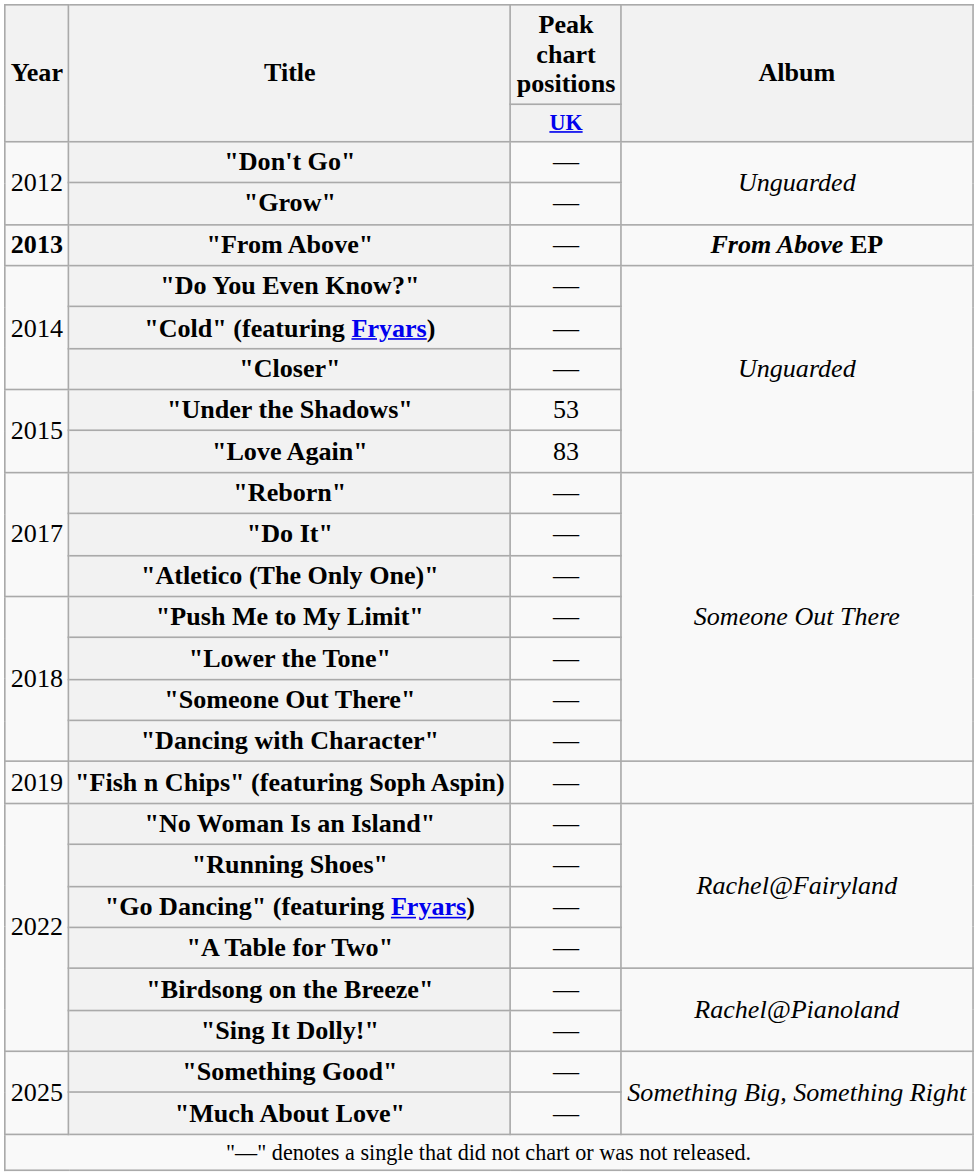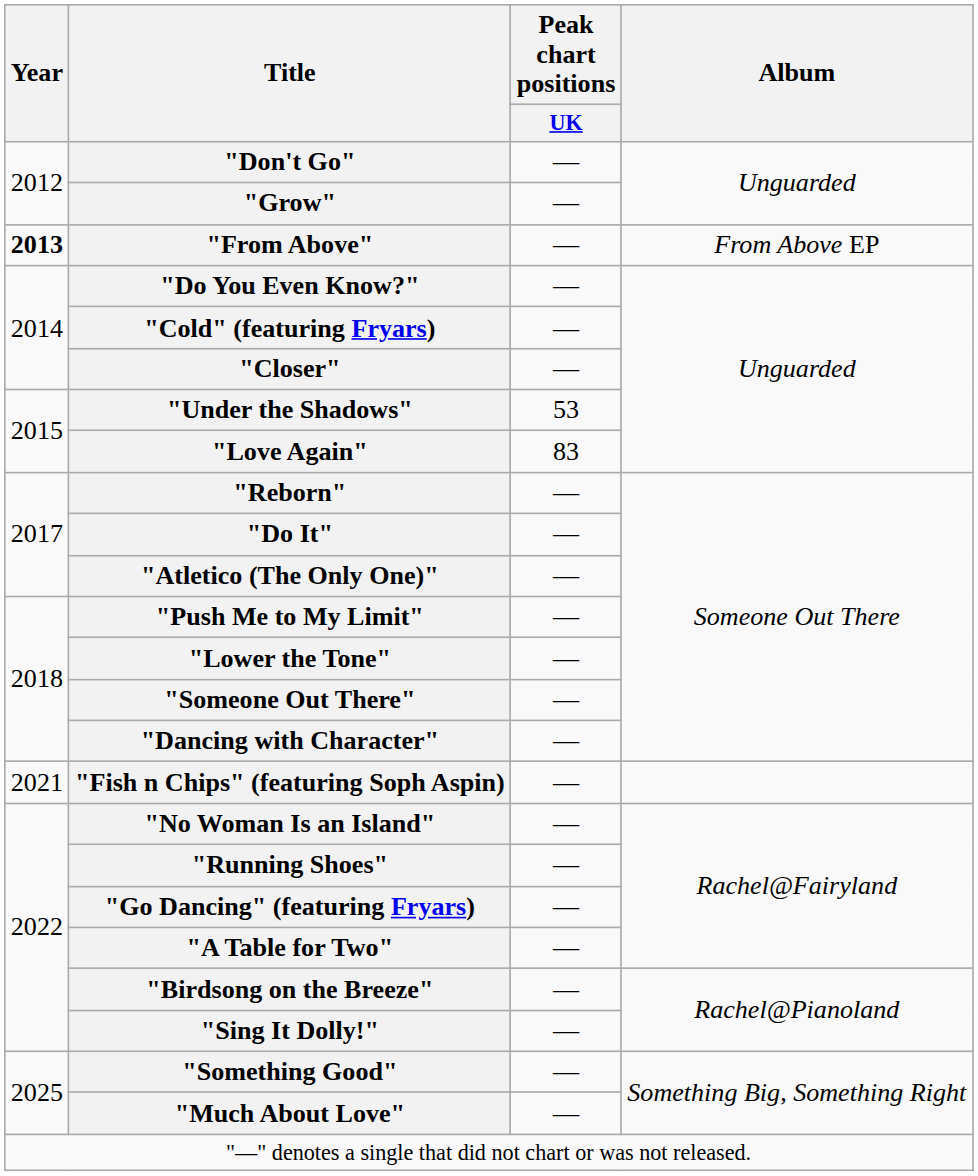(797, 244) bold -> (797, 244) normal
(37, 782) 2019 -> (37, 782) 2021
